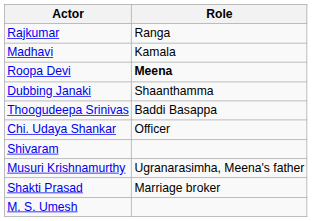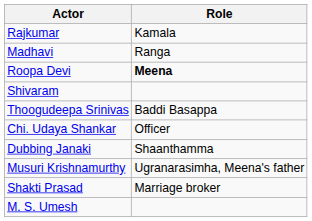(152, 33) Ranga -> (155, 33) Kamala
(155, 52) Kamala -> (152, 52) Ranga
rows swapped: (49, 91) <-> (33, 149)
